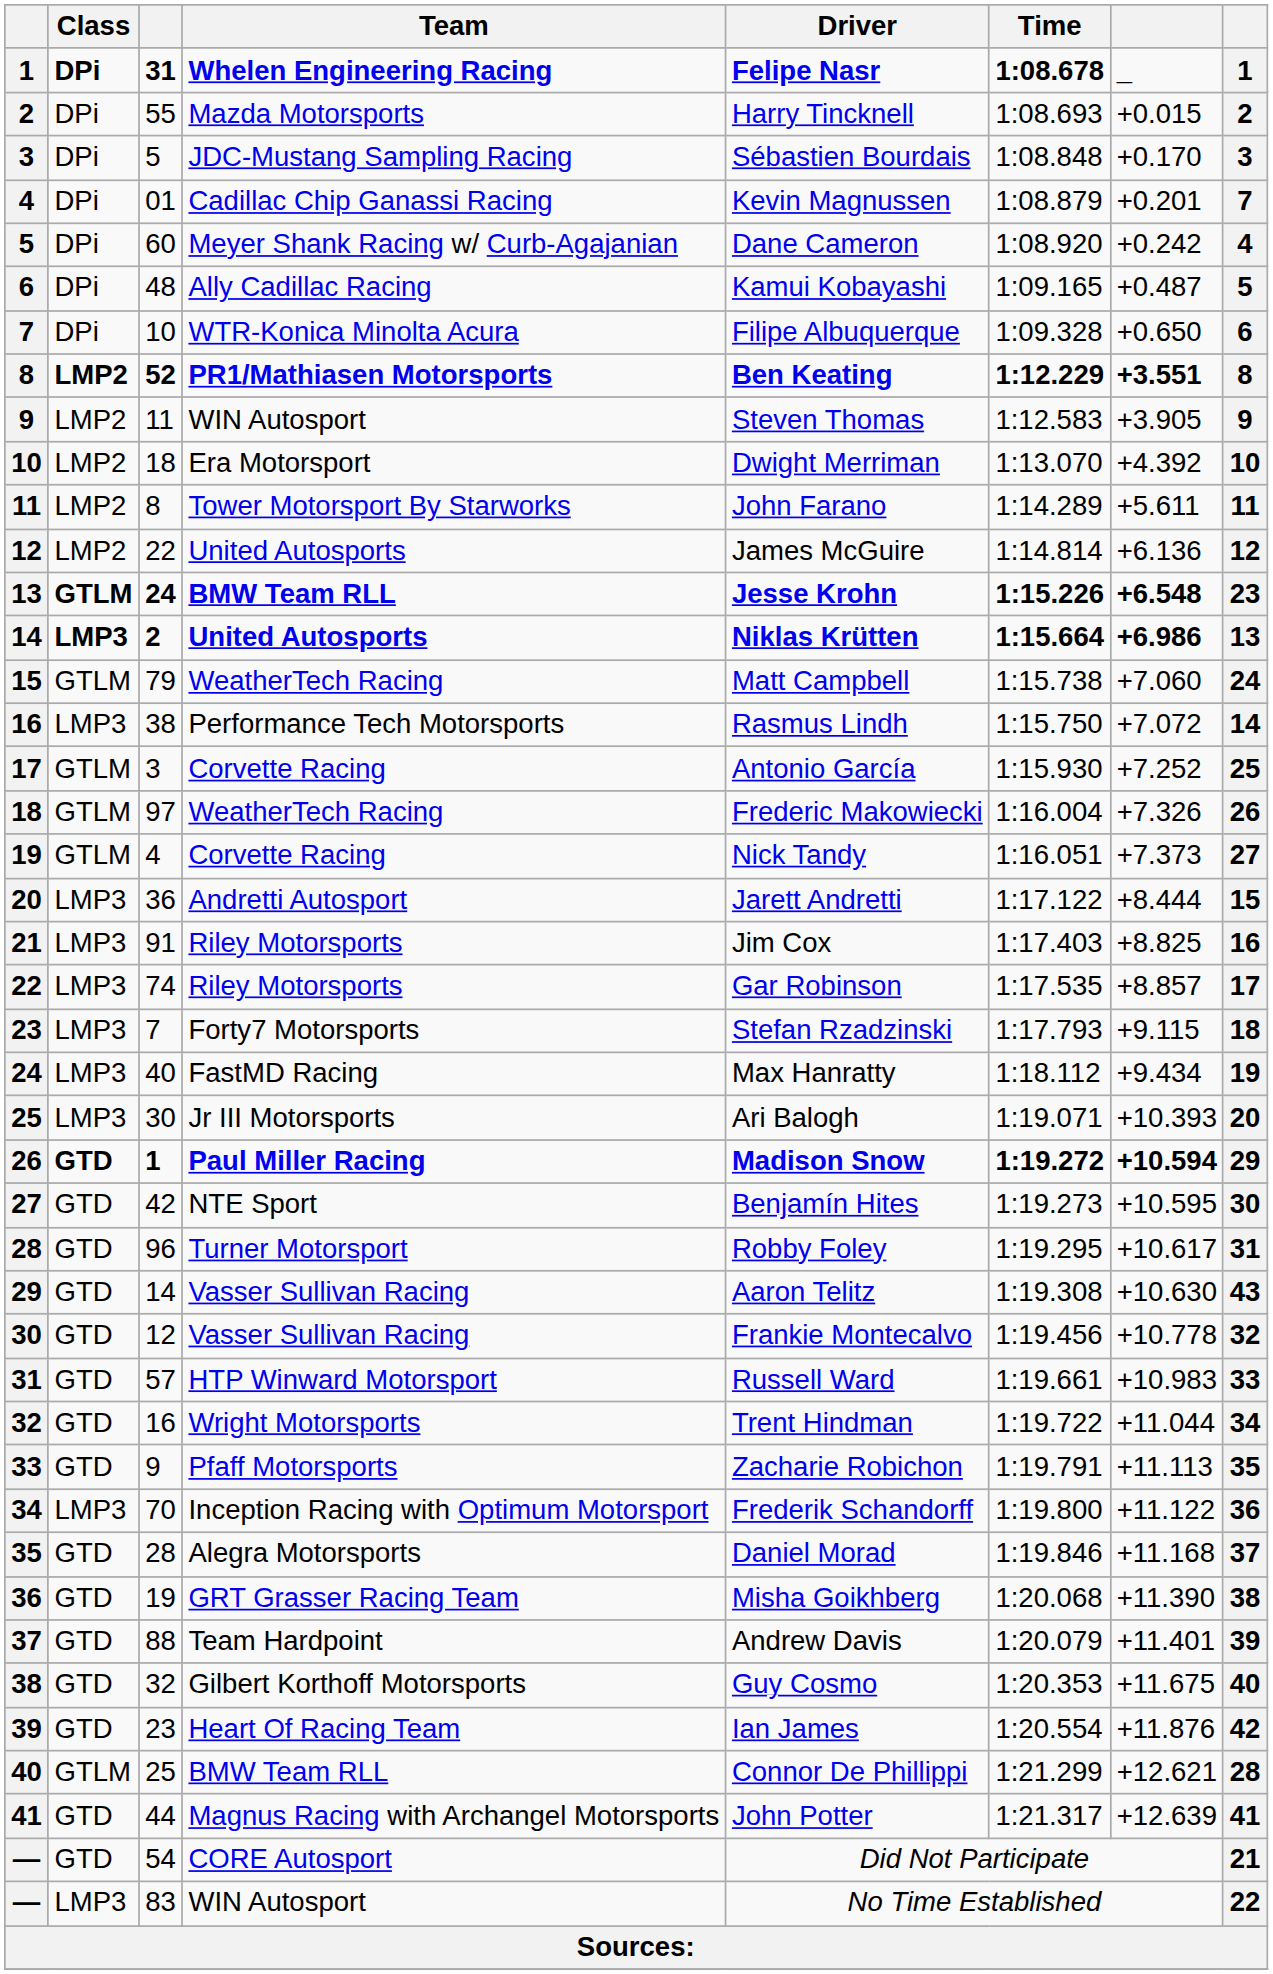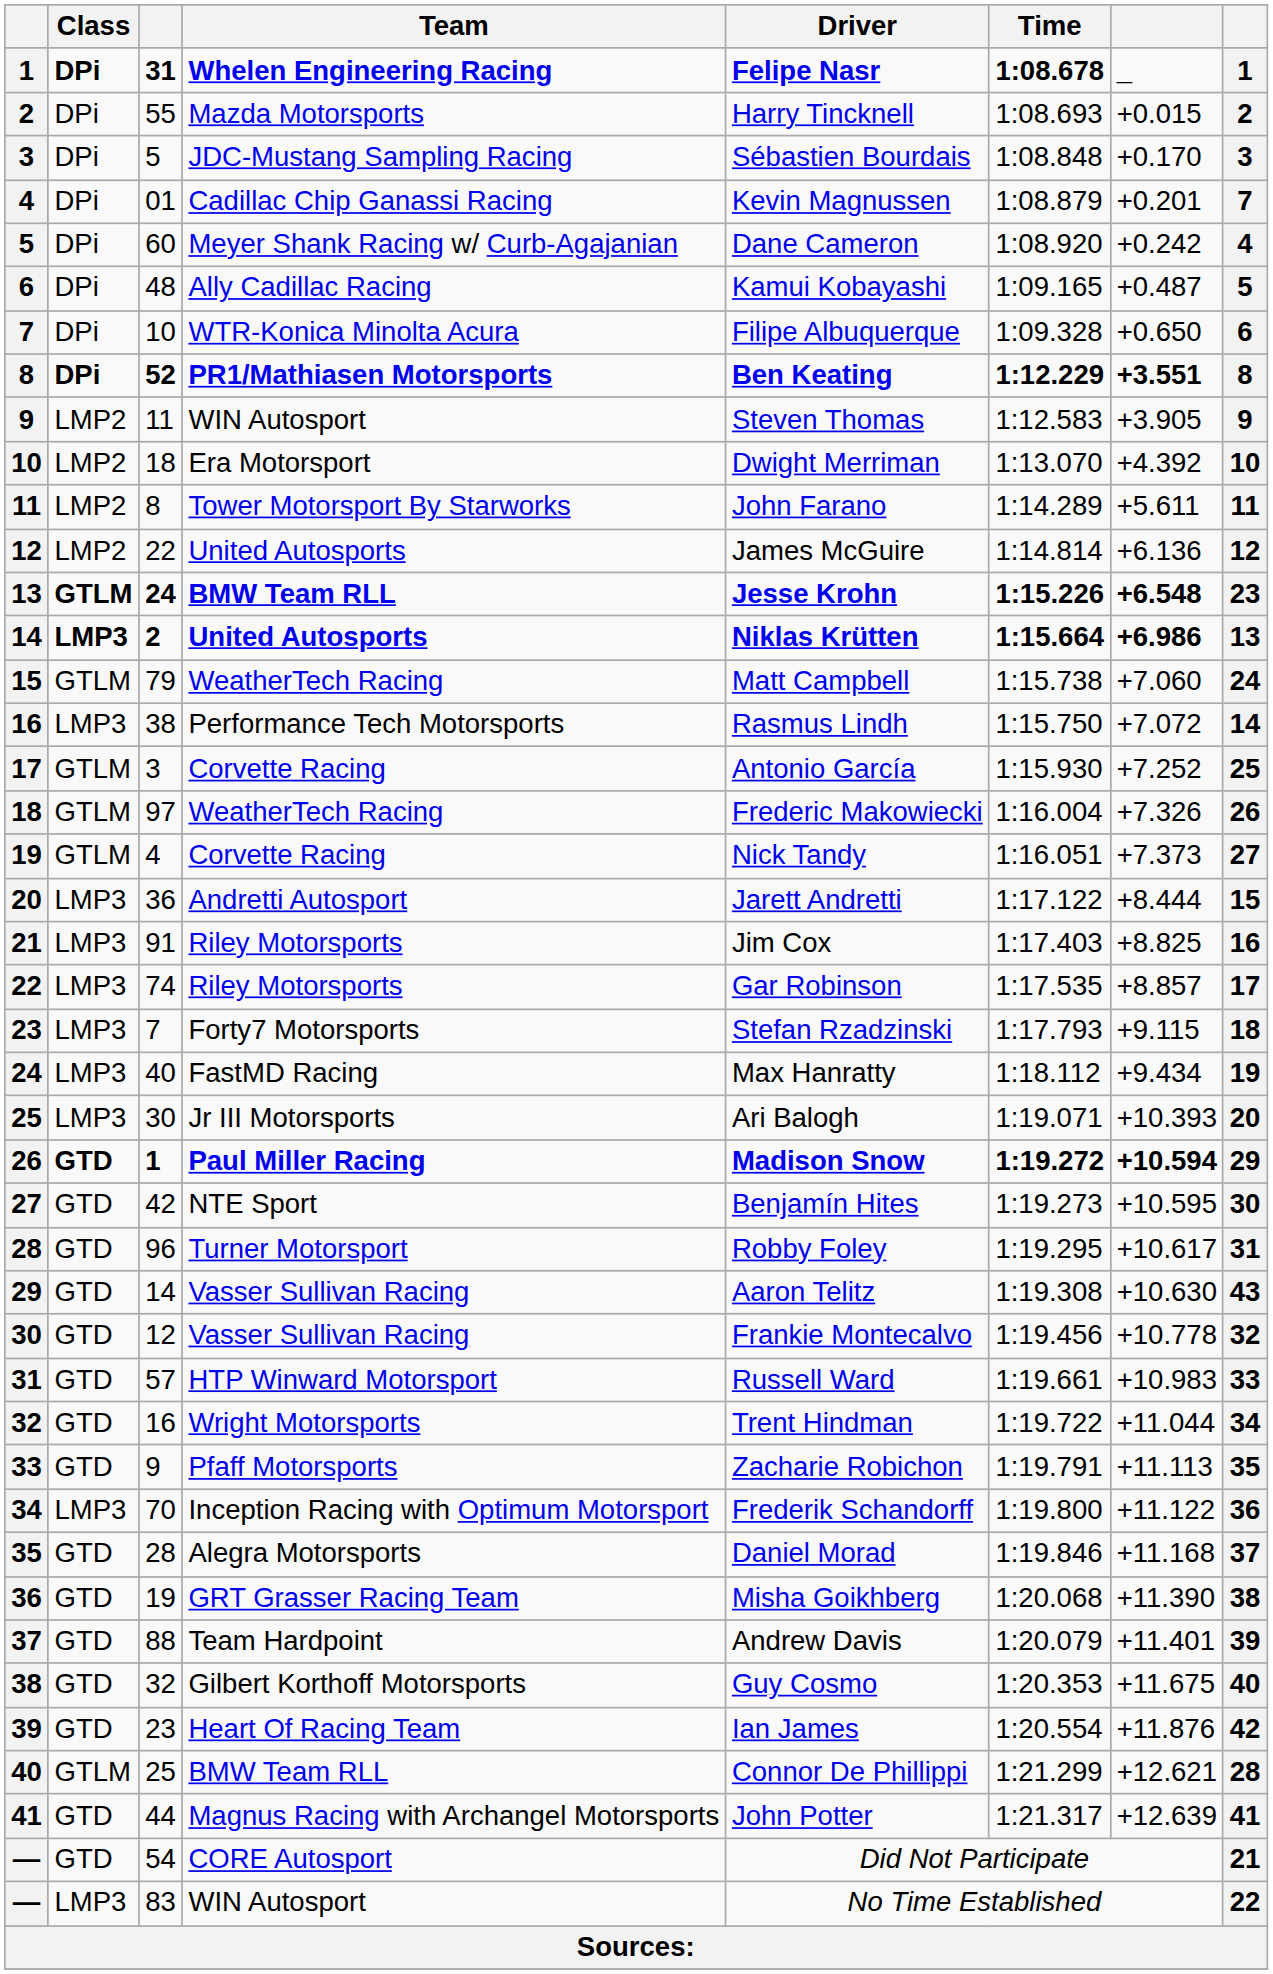(91, 375) LMP2 -> (77, 375) DPi
